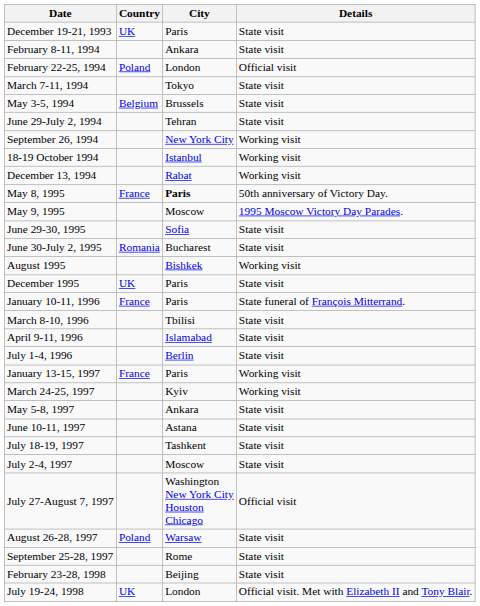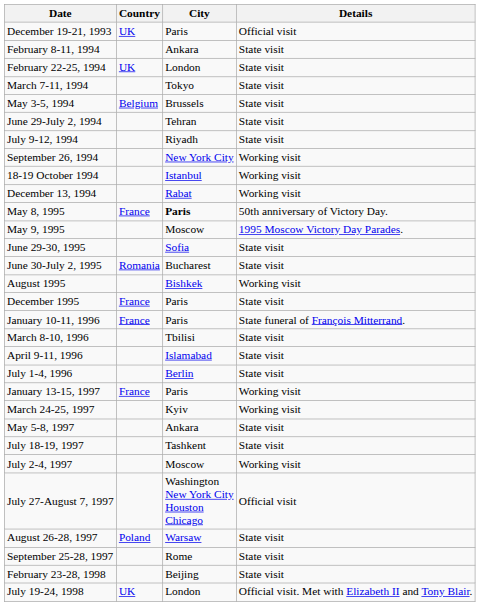(261, 31) State visit -> (268, 31) Official visit
(135, 67) Poland -> (127, 67) UK
(268, 67) Official visit -> (261, 67) State visit
+ row: (42, 139)
(127, 283) UK -> (134, 301) France
- row: (46, 427)
(261, 463) State visit -> (270, 463) Working visit
